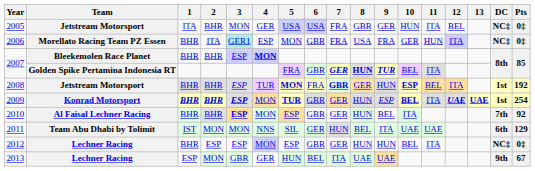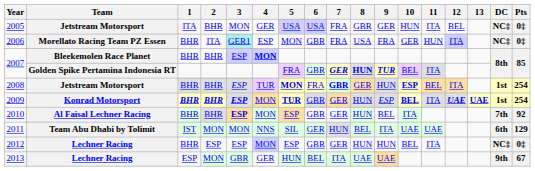(521, 85) 192 -> (521, 85) 254
